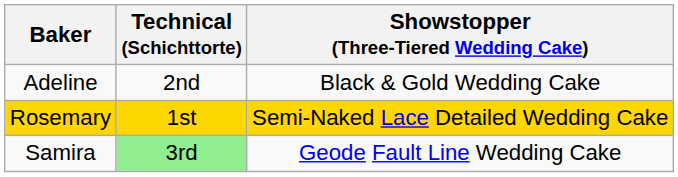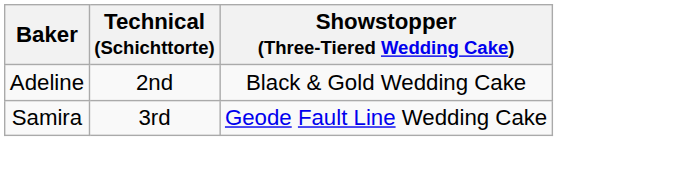- row: (60, 117)
(182, 152) lightgreen background -> (154, 117) no background
